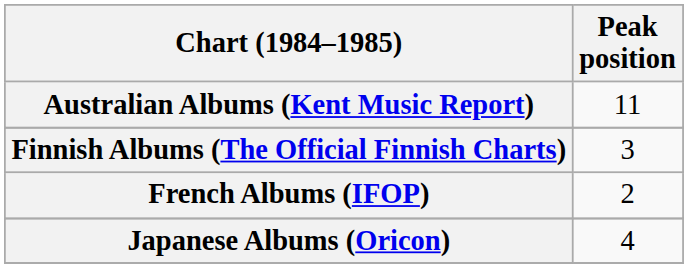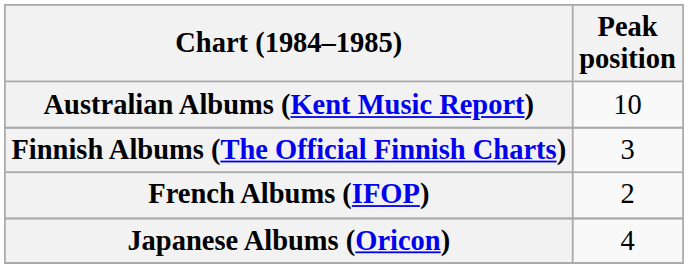(628, 104) 11 -> (628, 104) 10
